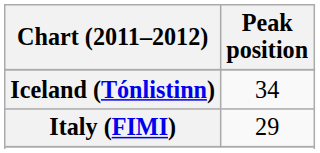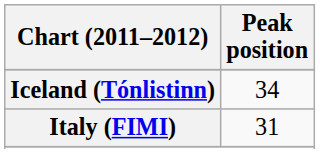(267, 127) 29 -> (267, 127) 31
